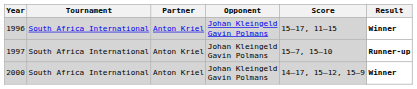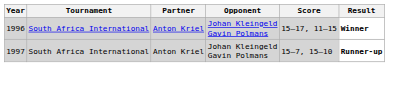- row: (15, 73)
